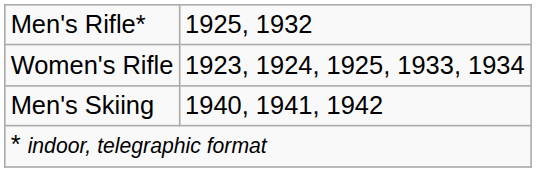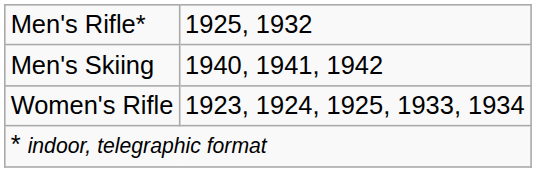rows swapped: (92, 65) <-> (82, 105)
